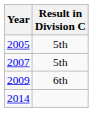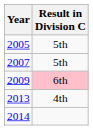(60, 80) no background -> (60, 80) pink background
+ row: (18, 98)
